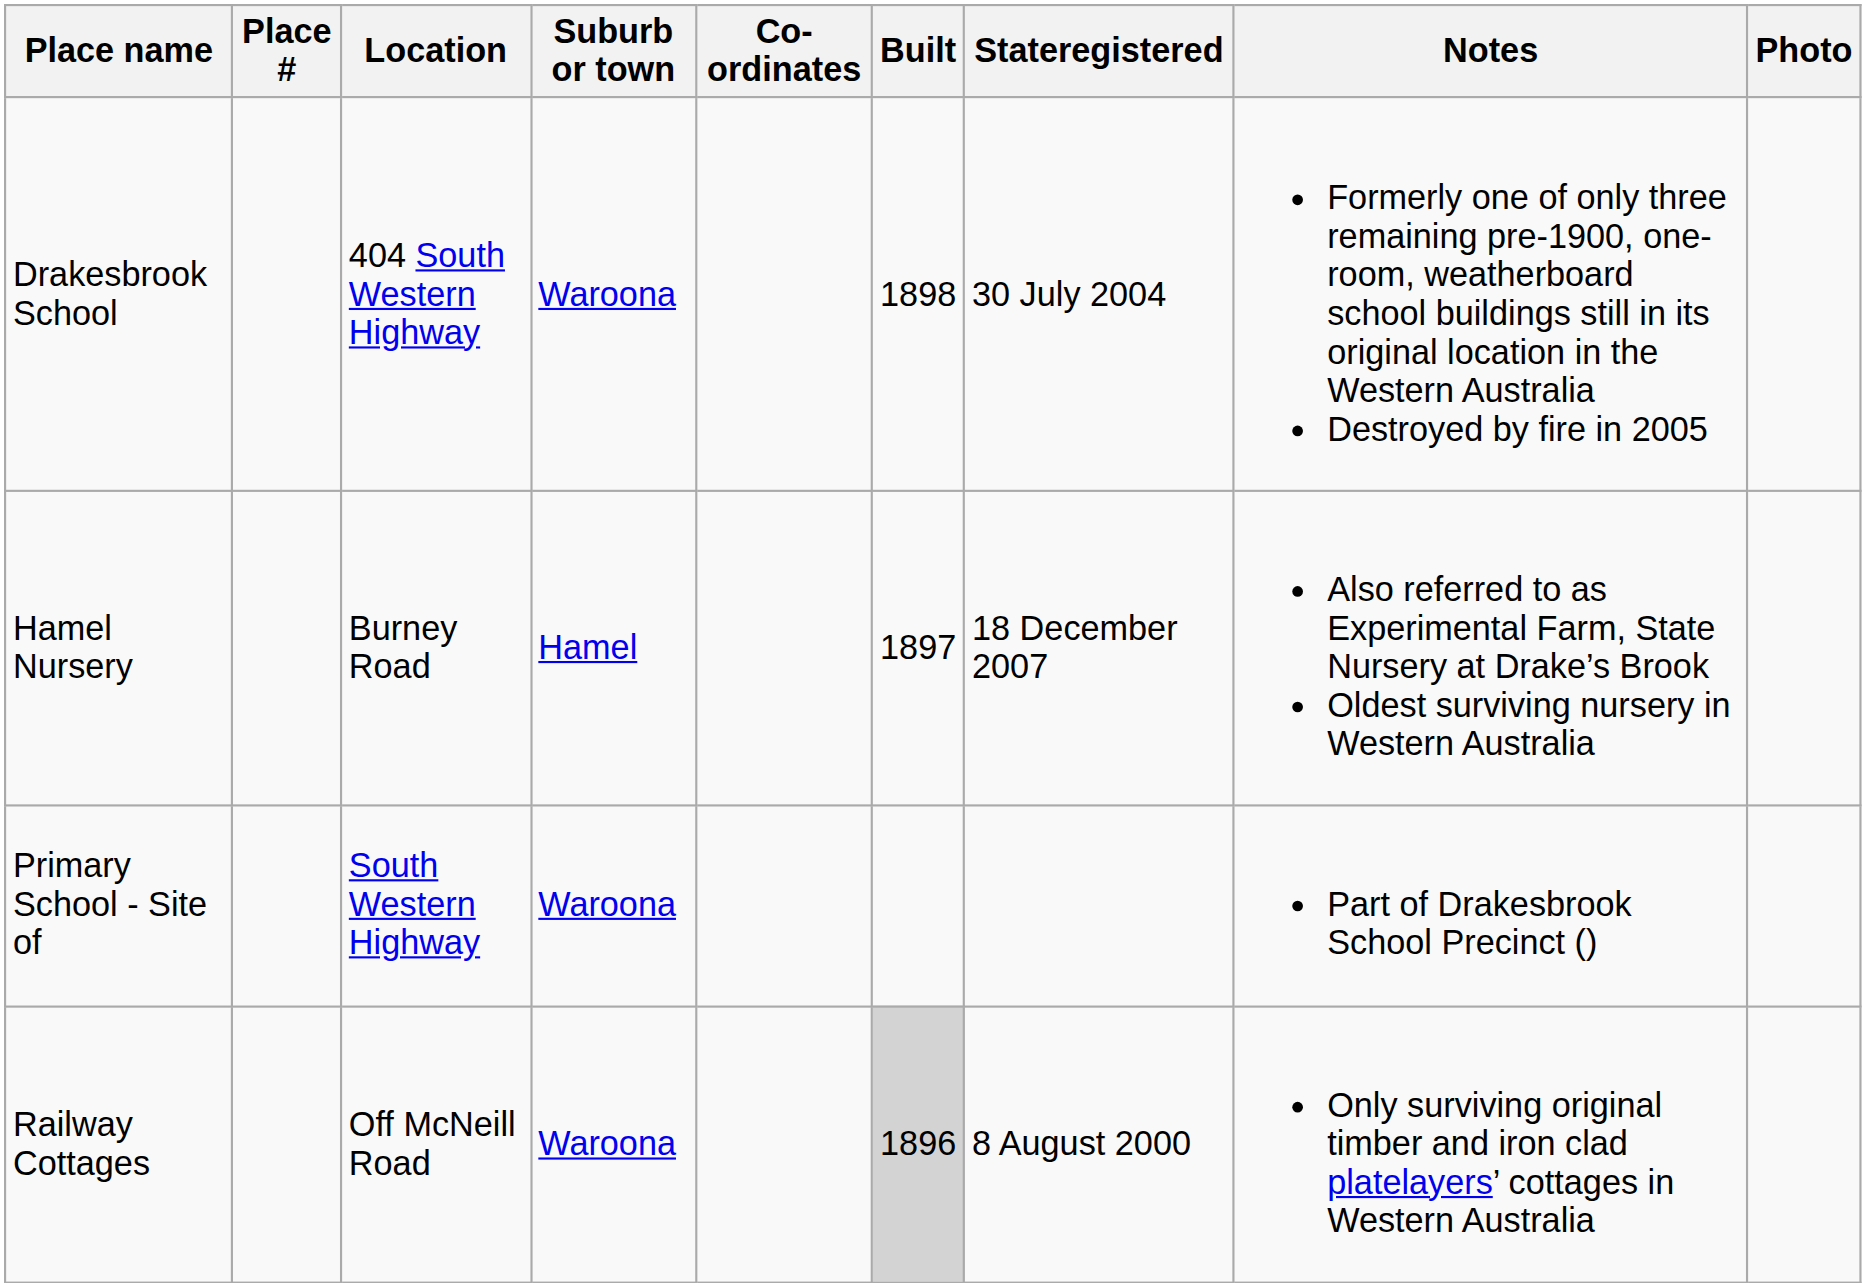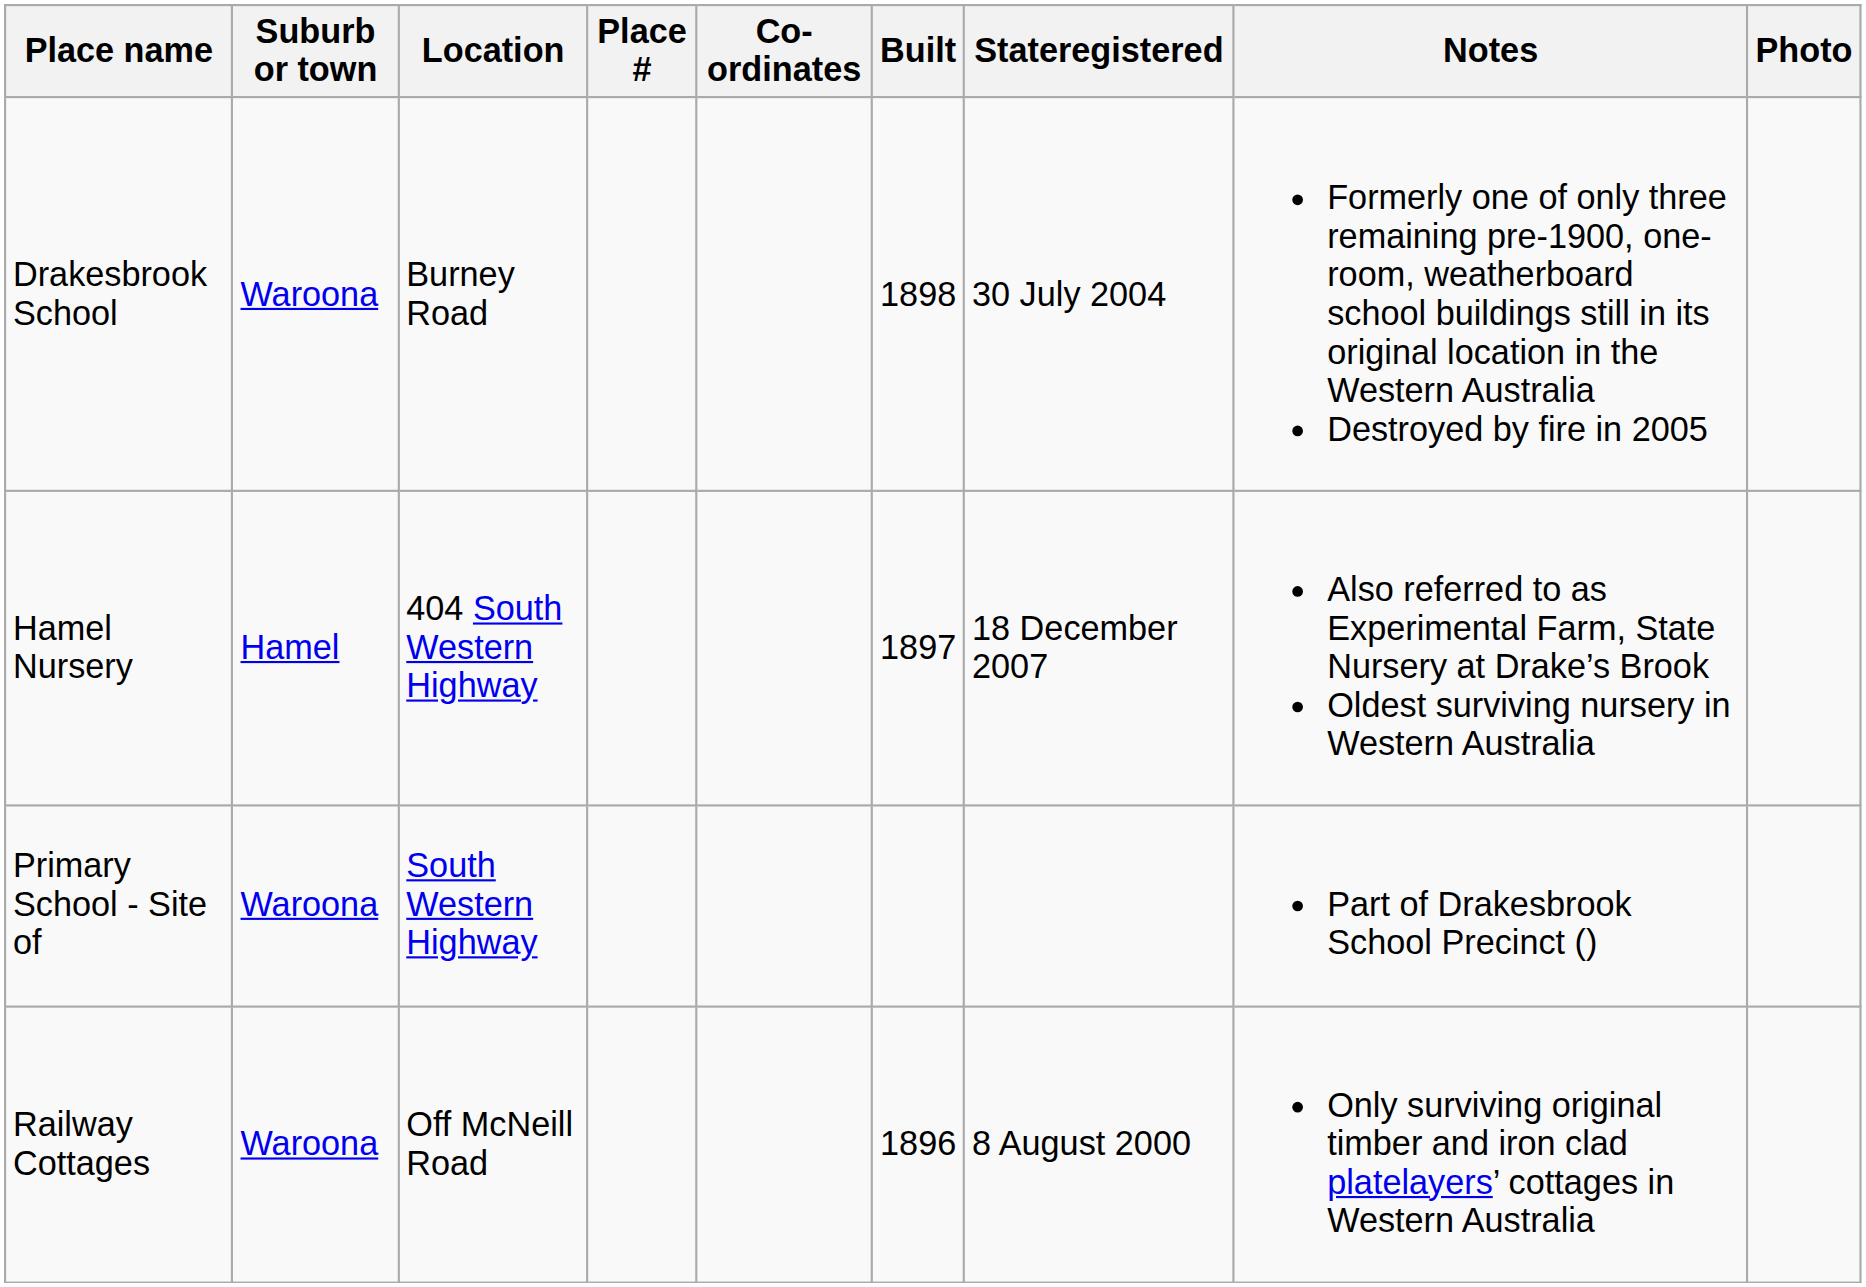columns swapped: (287, 50) <-> (613, 50)
(427, 293) 404 South Western Highway -> (461, 293) Burney Road
(403, 647) Burney Road -> (484, 647) 404 South Western Highway
(918, 1143) lightgrey background -> (918, 1143) no background
